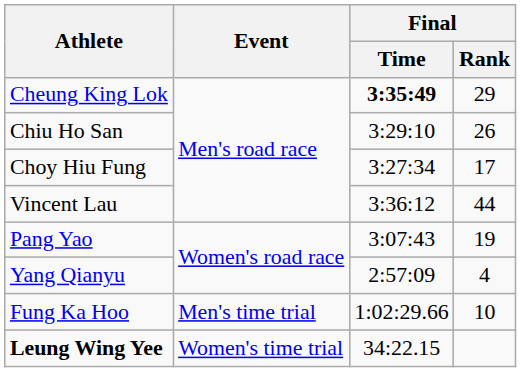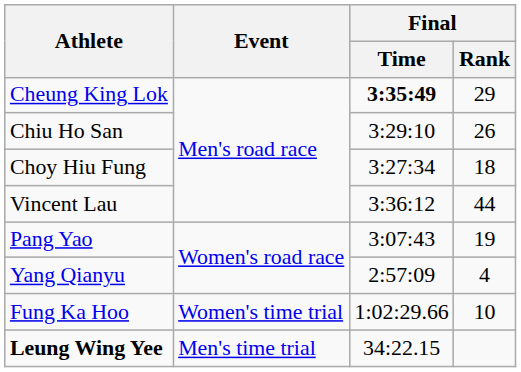(485, 167) 17 -> (485, 167) 18
(247, 311) Men's time trial -> (261, 311) Women's time trial
(261, 347) Women's time trial -> (247, 347) Men's time trial
